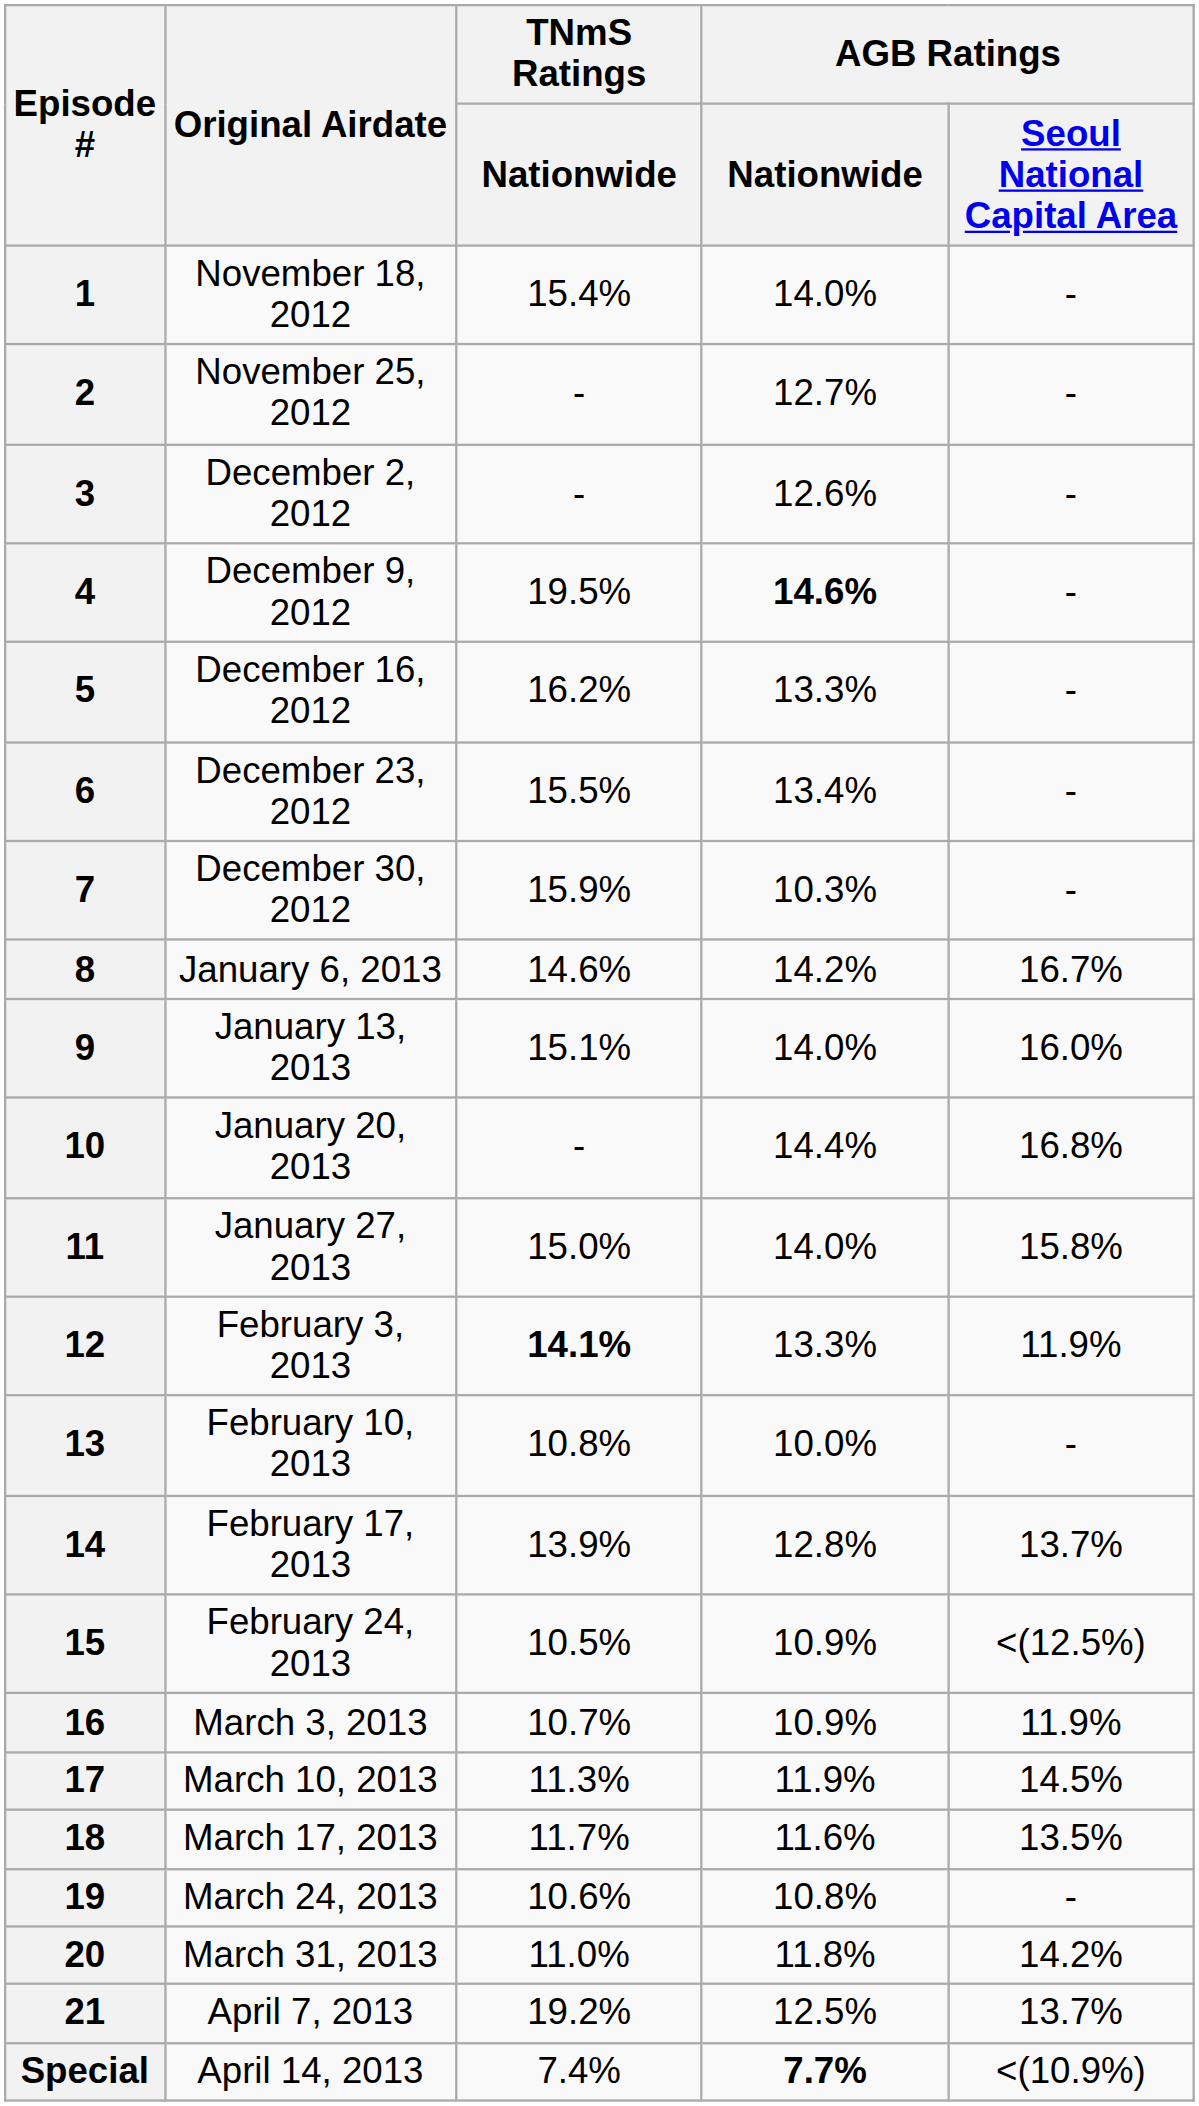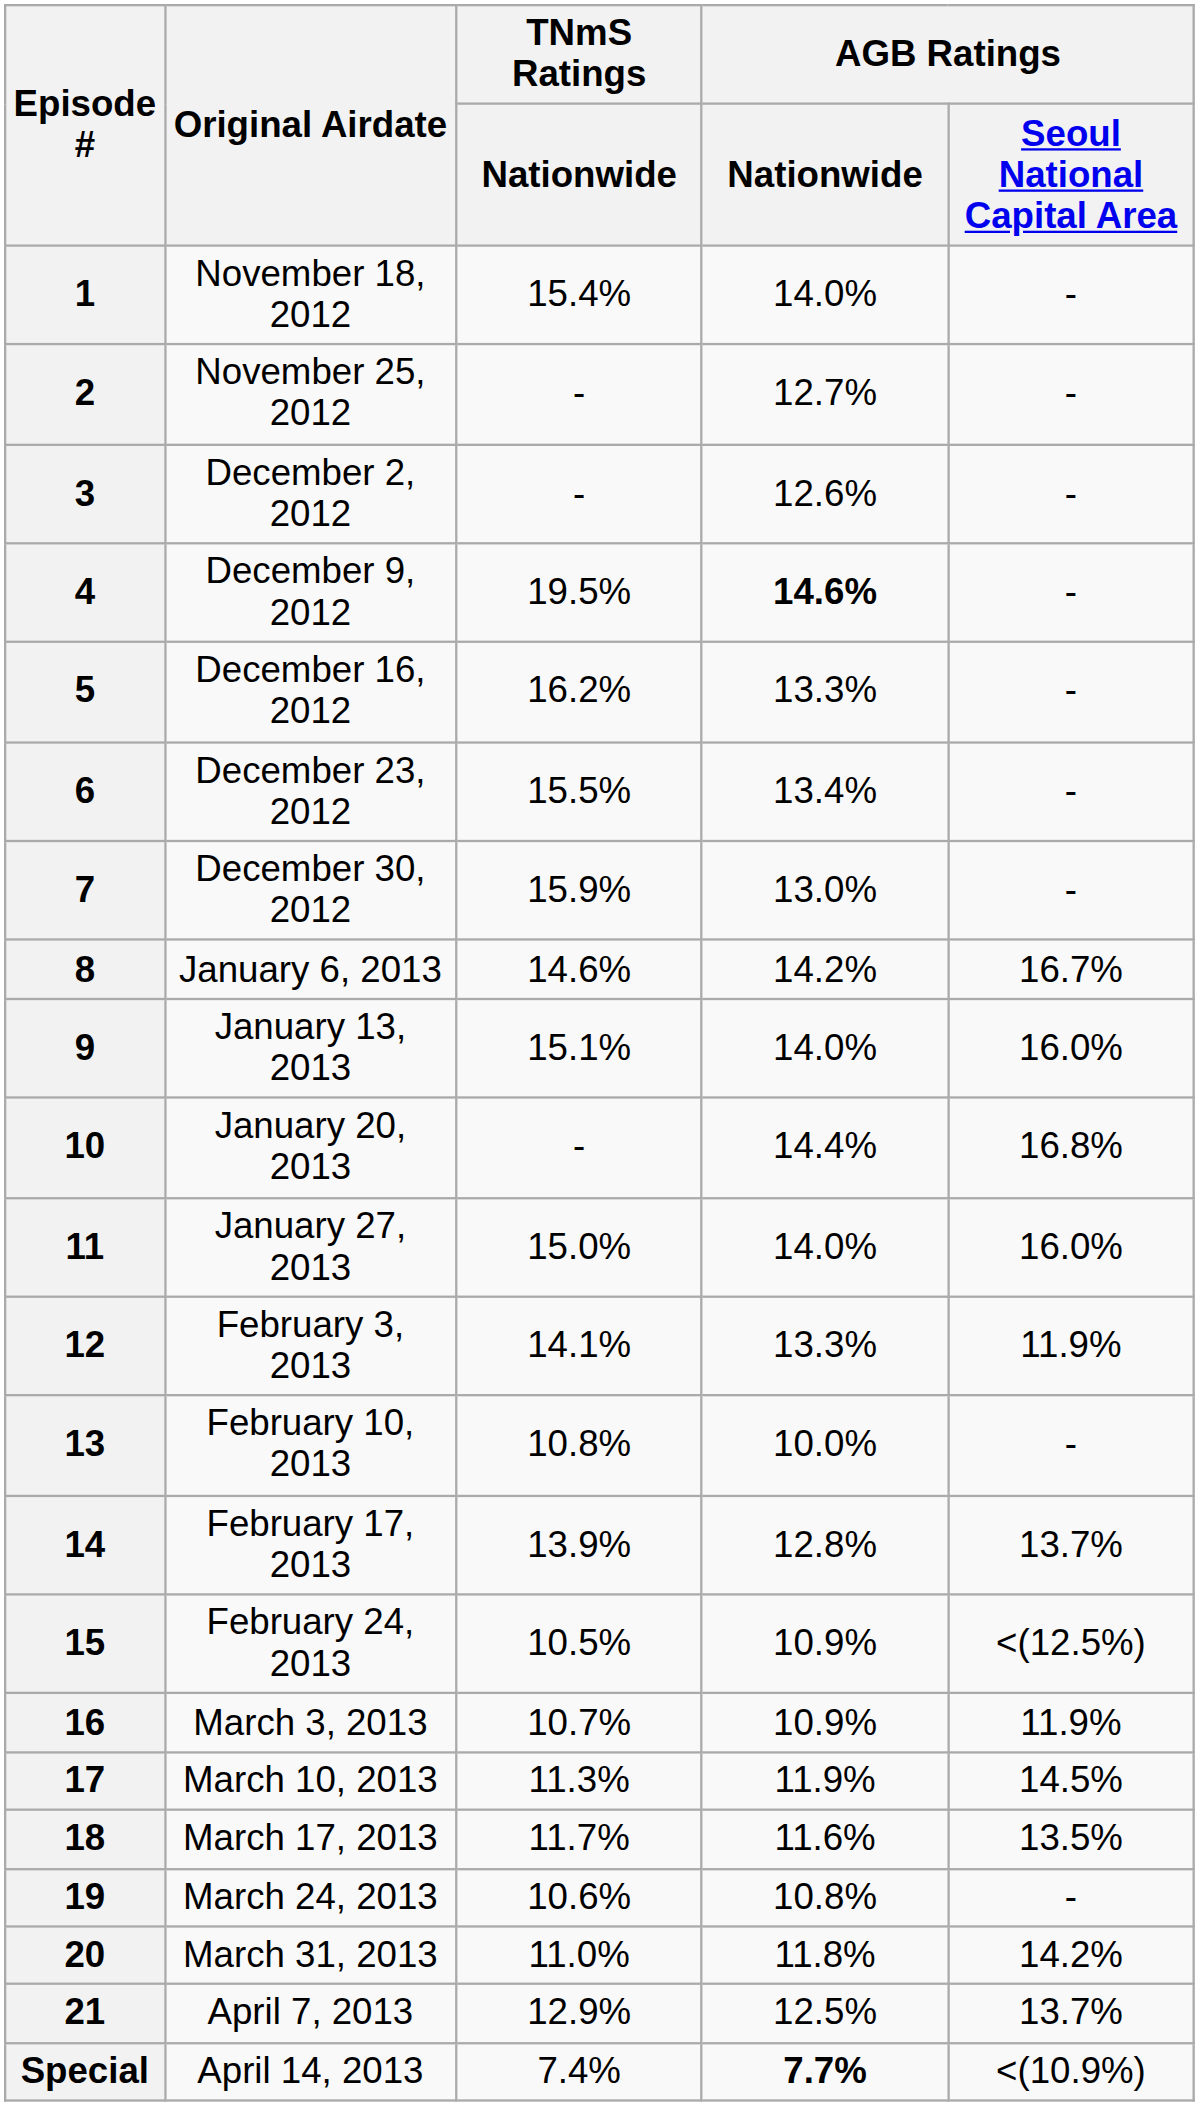(825, 890) 10.3% -> (825, 890) 13.0%
(1071, 1246) 15.8% -> (1071, 1246) 16.0%
(579, 1345) bold -> (579, 1345) normal
(579, 2012) 19.2% -> (579, 2012) 12.9%
